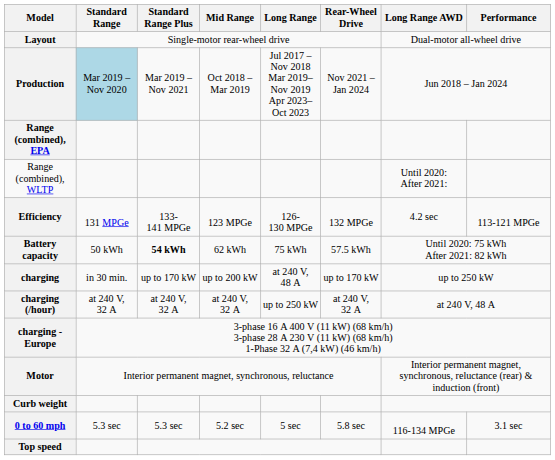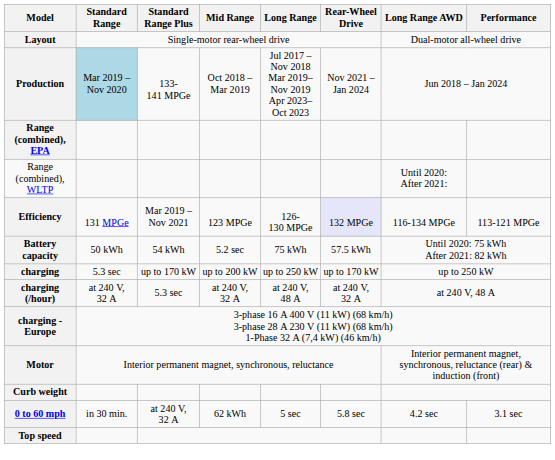(169, 84) Mar 2019 – Nov 2021 -> (169, 89) 133-141 MPGe
(169, 222) 133-141 MPGe -> (169, 217) Mar 2019 – Nov 2021
(351, 222) no background -> (351, 222) lavender background
(424, 217) 4.2 sec -> (424, 222) 116-134 MPGe
(169, 250) bold -> (169, 250) normal
(230, 250) 62 kWh -> (230, 250) 5.2 sec
(107, 277) in 30 min. -> (107, 271) 5.3 sec
(291, 277) at 240 V, 48 A -> (291, 271) up to 250 kW
(169, 304) at 240 V, 32 A -> (169, 293) 5.3 sec
(291, 304) up to 250 kW -> (291, 293) at 240 V, 48 A
(107, 425) 5.3 sec -> (107, 414) in 30 min.
(169, 425) 5.3 sec -> (169, 414) at 240 V, 32 A
(230, 425) 5.2 sec -> (230, 414) 62 kWh
(424, 431) 116-134 MPGe -> (424, 414) 4.2 sec
